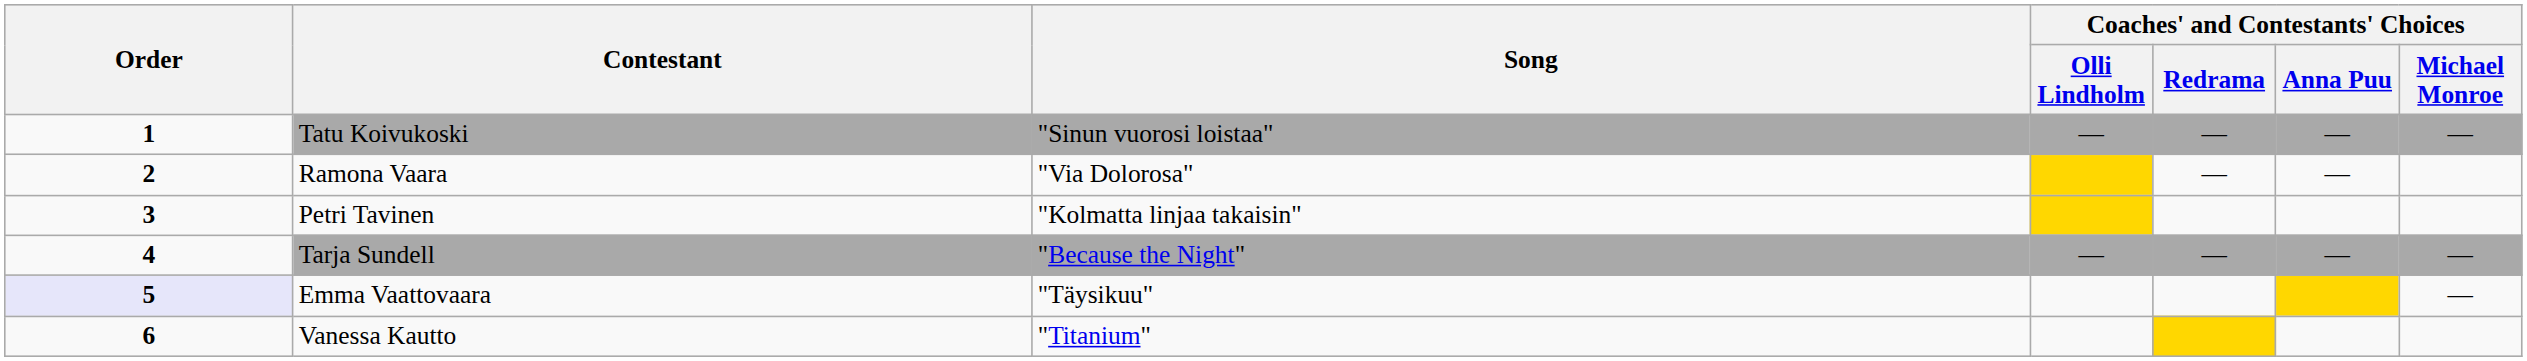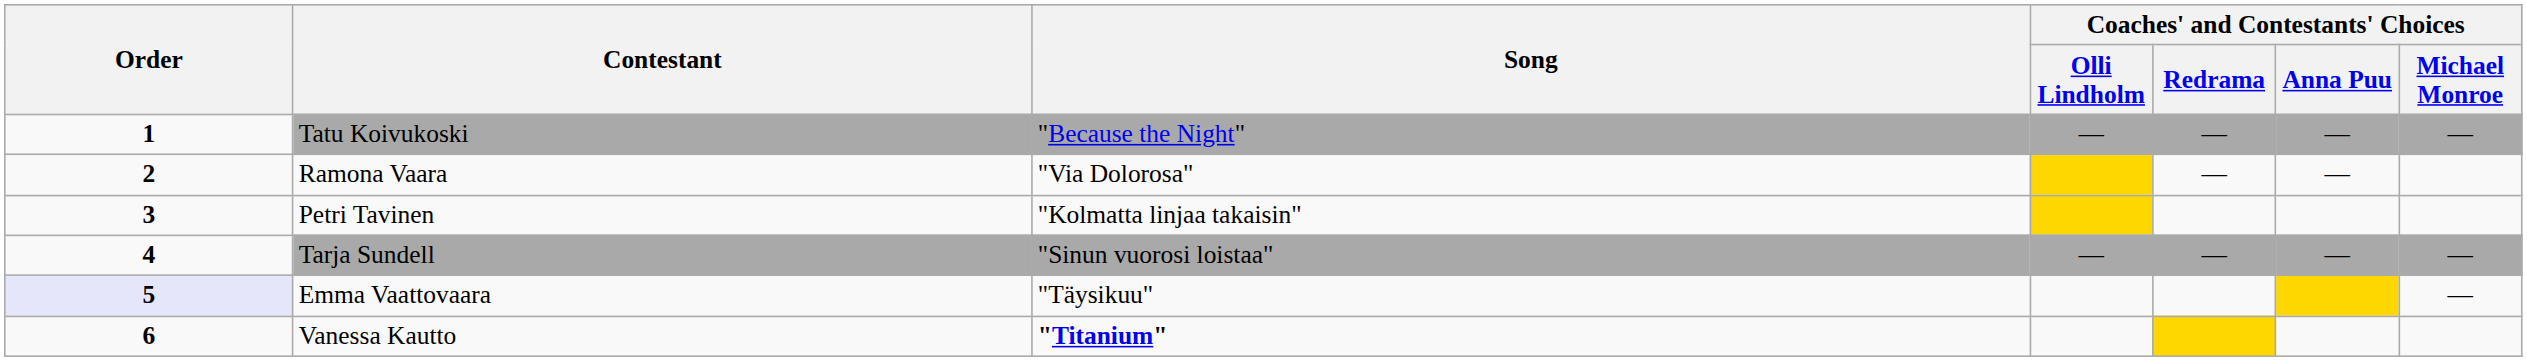(1156, 133) "Sinun vuorosi loistaa" -> (1141, 133) "Because the Night"
(1141, 255) "Because the Night" -> (1156, 255) "Sinun vuorosi loistaa"
(1094, 335) normal -> (1103, 335) bold
